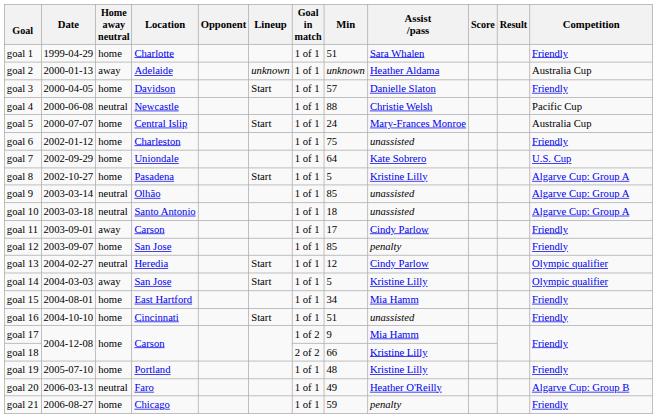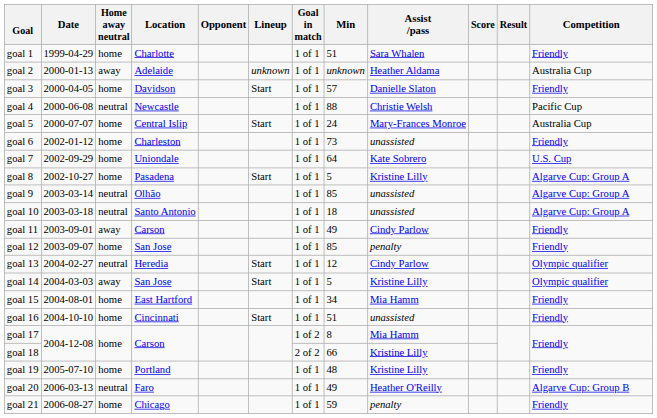(332, 141) 75 -> (332, 141) 73
(332, 229) 17 -> (332, 229) 49
(329, 335) 9 -> (329, 335) 8
